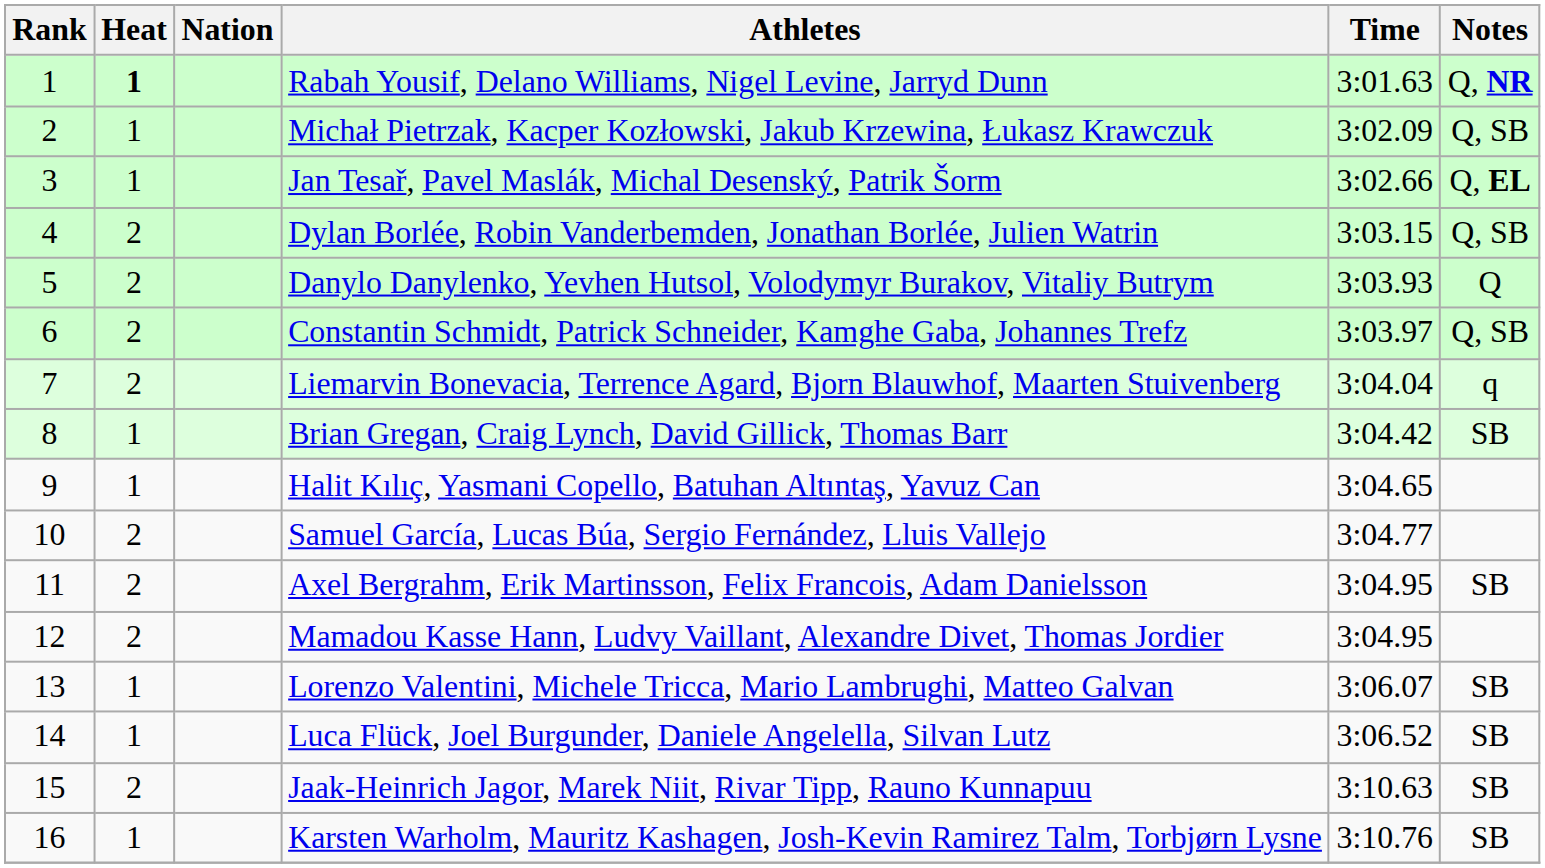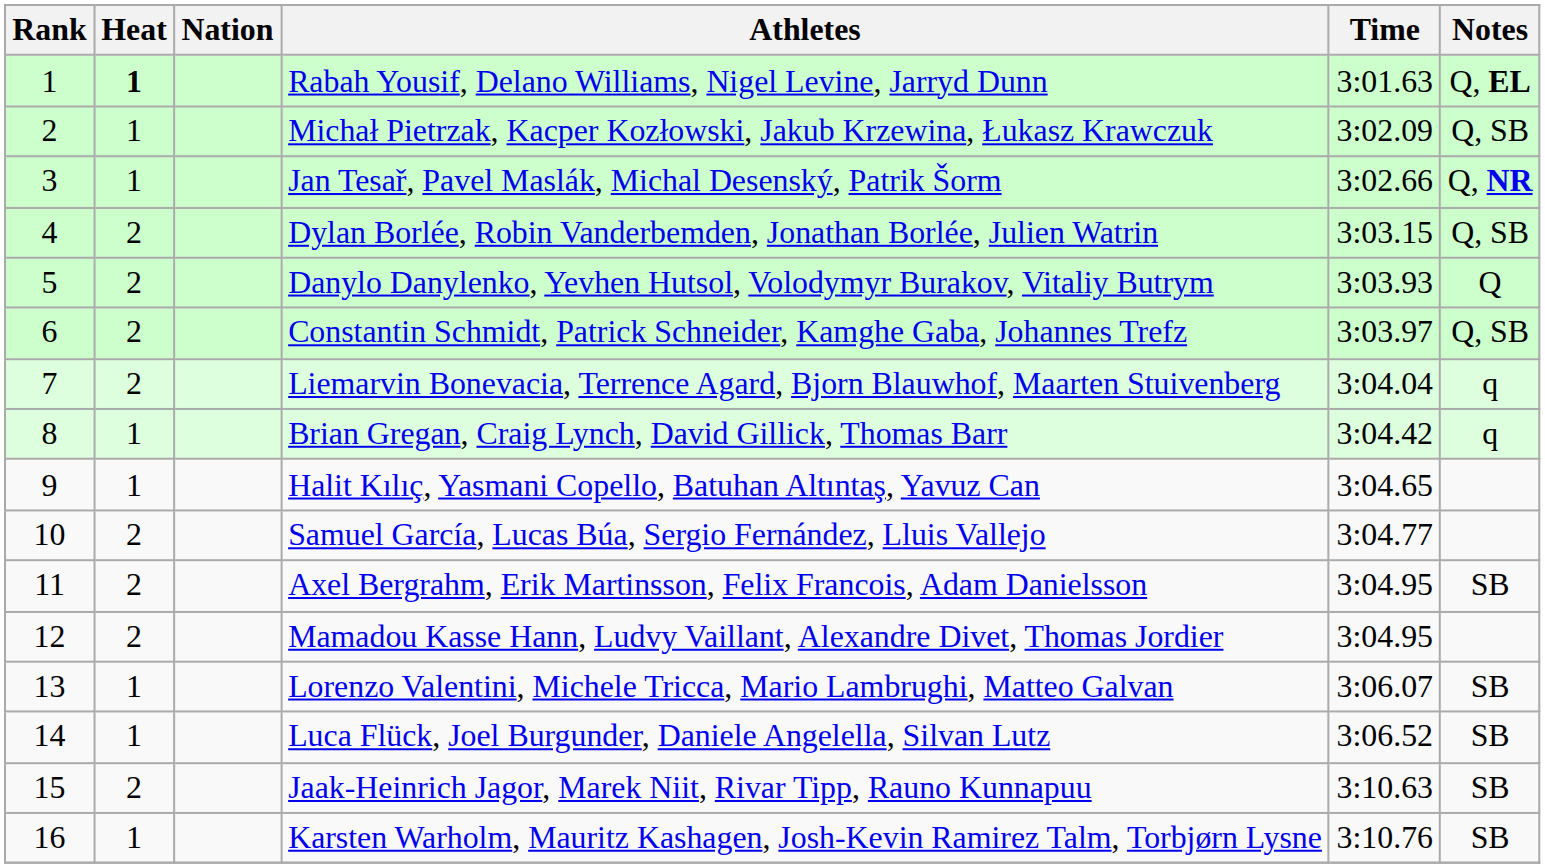(1490, 80) Q, NR -> (1490, 80) Q, EL
(1490, 181) Q, EL -> (1490, 181) Q, NR
(1490, 433) SB -> (1490, 433) q
